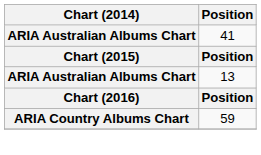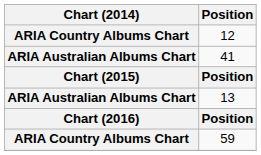+ row: (227, 35)
